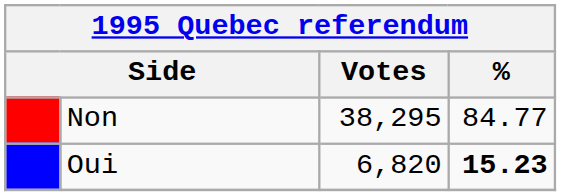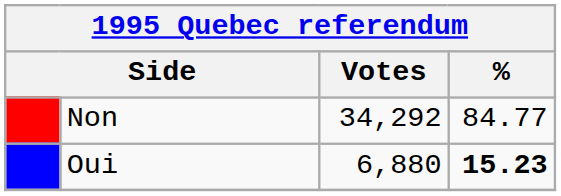(390, 121) 38,295 -> (390, 121) 34,292
(399, 167) 6,820 -> (399, 167) 6,880
